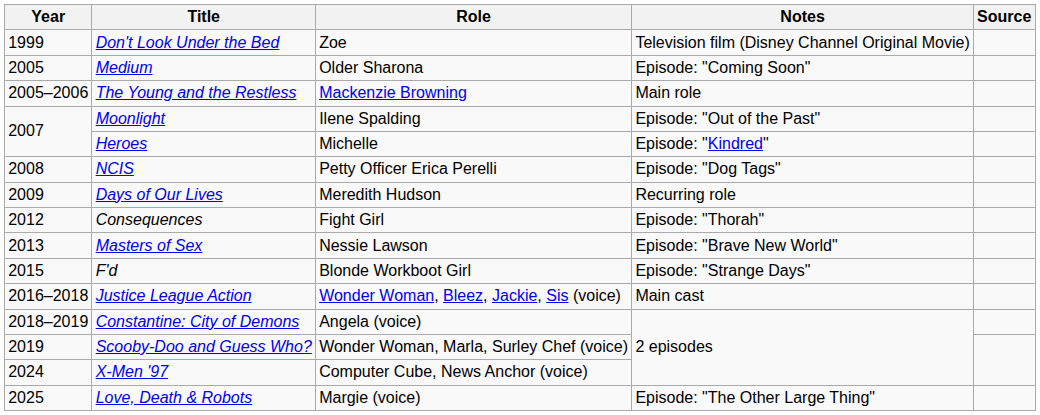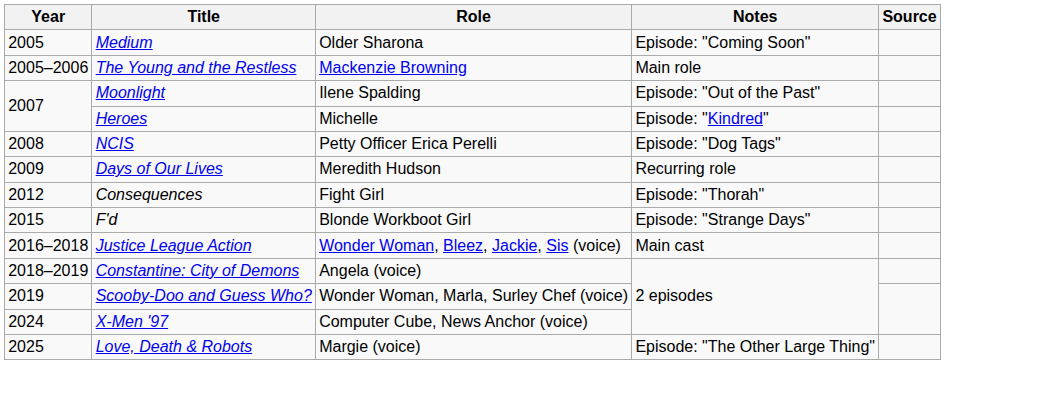- row: (187, 42)
- row: (149, 245)
